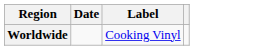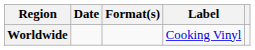+ column: (133, 14)
